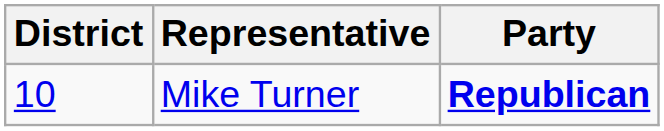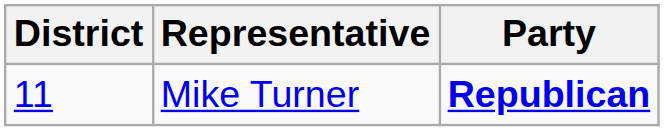(35, 93) 10 -> (33, 93) 11
